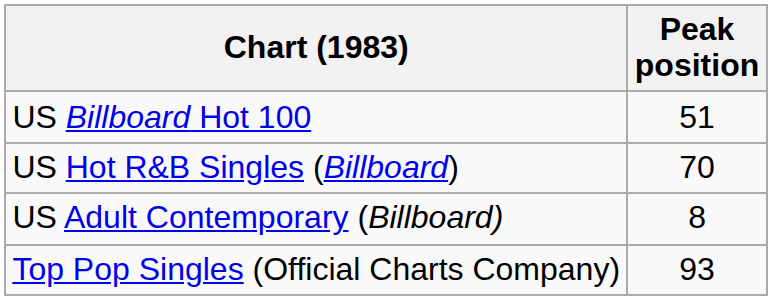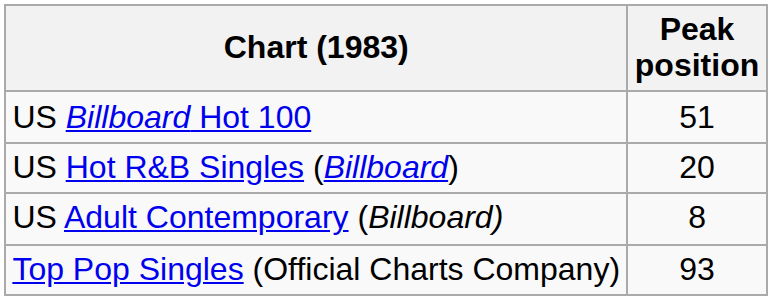(697, 167) 70 -> (697, 167) 20
